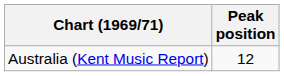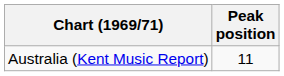(246, 58) 12 -> (246, 58) 11
